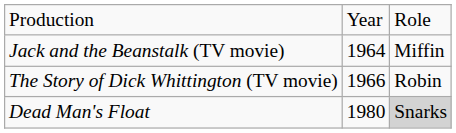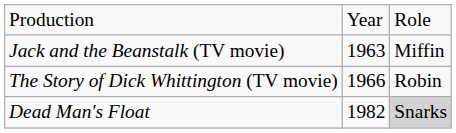(366, 50) 1964 -> (366, 50) 1963
(366, 111) 1980 -> (366, 111) 1982
